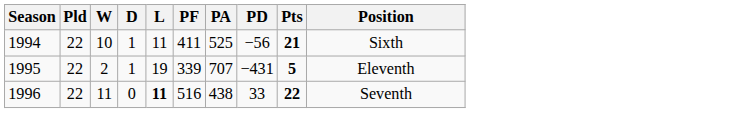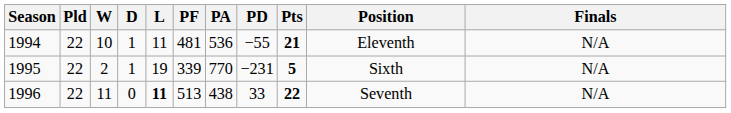+ column: (595, 17)
(189, 42) 411 -> (189, 42) 481
(221, 42) 525 -> (221, 42) 536
(257, 42) −56 -> (257, 42) −55
(386, 42) Sixth -> (386, 42) Eleventh
(221, 68) 707 -> (221, 68) 770
(257, 68) −431 -> (257, 68) −231
(386, 68) Eleventh -> (386, 68) Sixth
(189, 94) 516 -> (189, 94) 513
